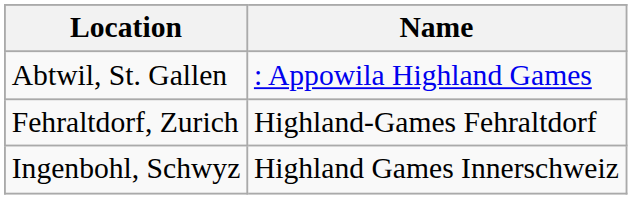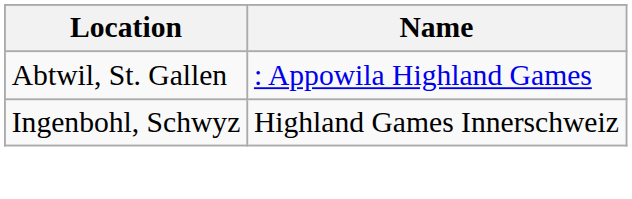- row: (125, 121)
